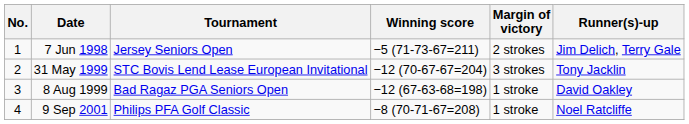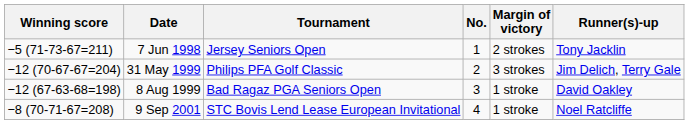columns swapped: (18, 22) <-> (430, 22)
(618, 49) Jim Delich, Terry Gale -> (591, 49) Tony Jacklin
(241, 69) STC Bovis Lend Lease European Invitational -> (275, 69) Philips PFA Golf Classic
(591, 69) Tony Jacklin -> (618, 69) Jim Delich, Terry Gale
(182, 110) Philips PFA Golf Classic -> (333, 110) STC Bovis Lend Lease European Invitational
